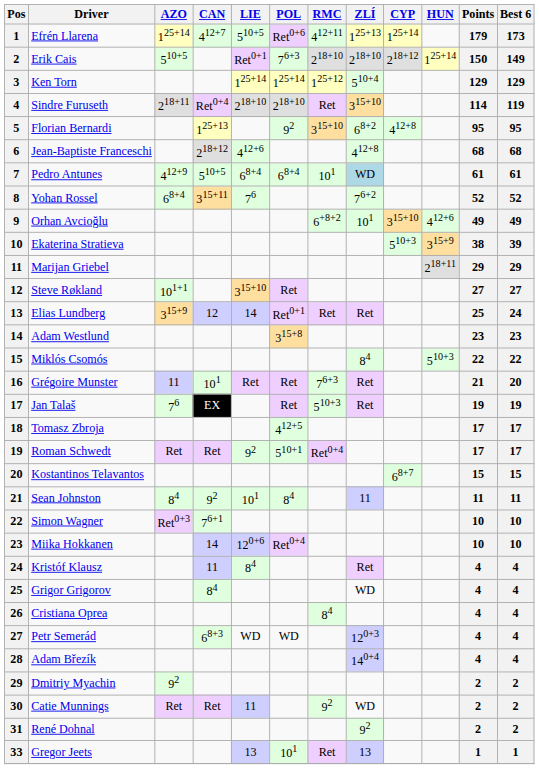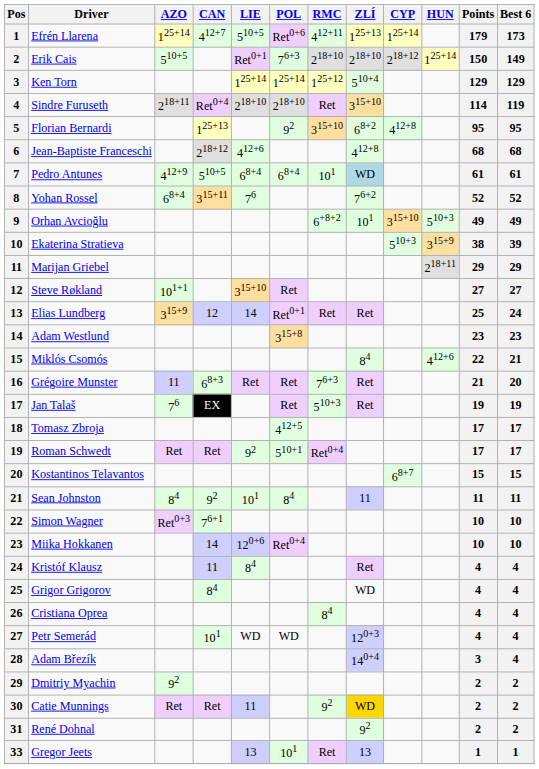(440, 220) 412+6 -> (440, 220) 510+3
(440, 359) 510+3 -> (440, 359) 412+6
(516, 359) 22 -> (516, 359) 21
(212, 382) 101 -> (212, 382) 68+3
(212, 636) 68+3 -> (212, 636) 101
(478, 659) 4 -> (478, 659) 3
(365, 705) no background -> (365, 705) gold background
